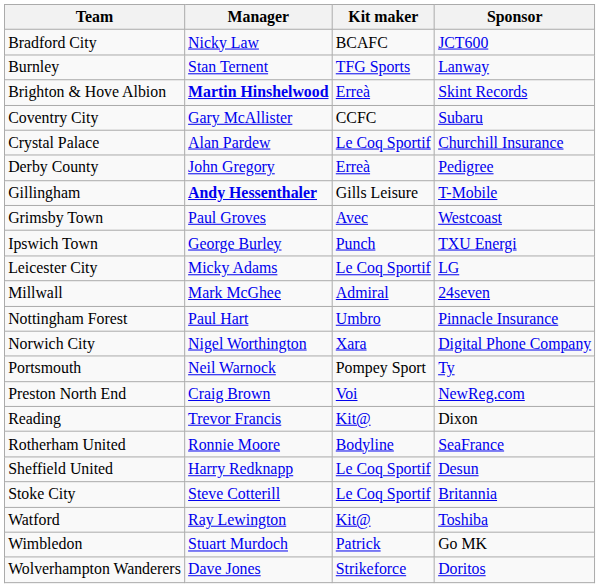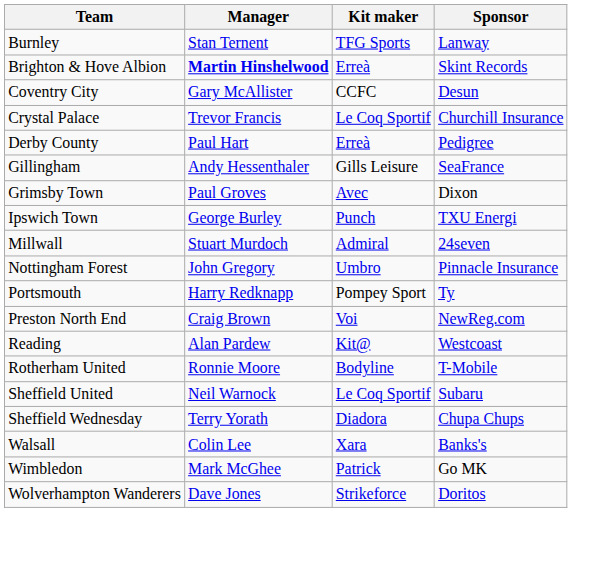- row: (52, 42)
(461, 117) Subaru -> (458, 92) Desun
(229, 142) Alan Pardew -> (235, 117) Trevor Francis
(231, 167) John Gregory -> (218, 142) Paul Hart
(253, 192) bold -> (249, 167) normal
(468, 192) T-Mobile -> (471, 167) SeaFrance
(470, 218) Westcoast -> (458, 192) Dixon
- row: (53, 268)
(235, 293) Mark McGhee -> (238, 243) Stuart Murdoch
(218, 318) Paul Hart -> (231, 268) John Gregory
- row: (51, 343)
(232, 368) Neil Warnock -> (241, 293) Harry Redknapp
(235, 419) Trevor Francis -> (229, 343) Alan Pardew
(458, 419) Dixon -> (470, 343) Westcoast
(471, 444) SeaFrance -> (468, 368) T-Mobile
(241, 469) Harry Redknapp -> (232, 393) Neil Warnock
(458, 469) Desun -> (461, 393) Subaru
+ row: (75, 419)
- row: (42, 494)
+ row: (32, 444)
- row: (34, 519)
(238, 544) Stuart Murdoch -> (235, 469) Mark McGhee
